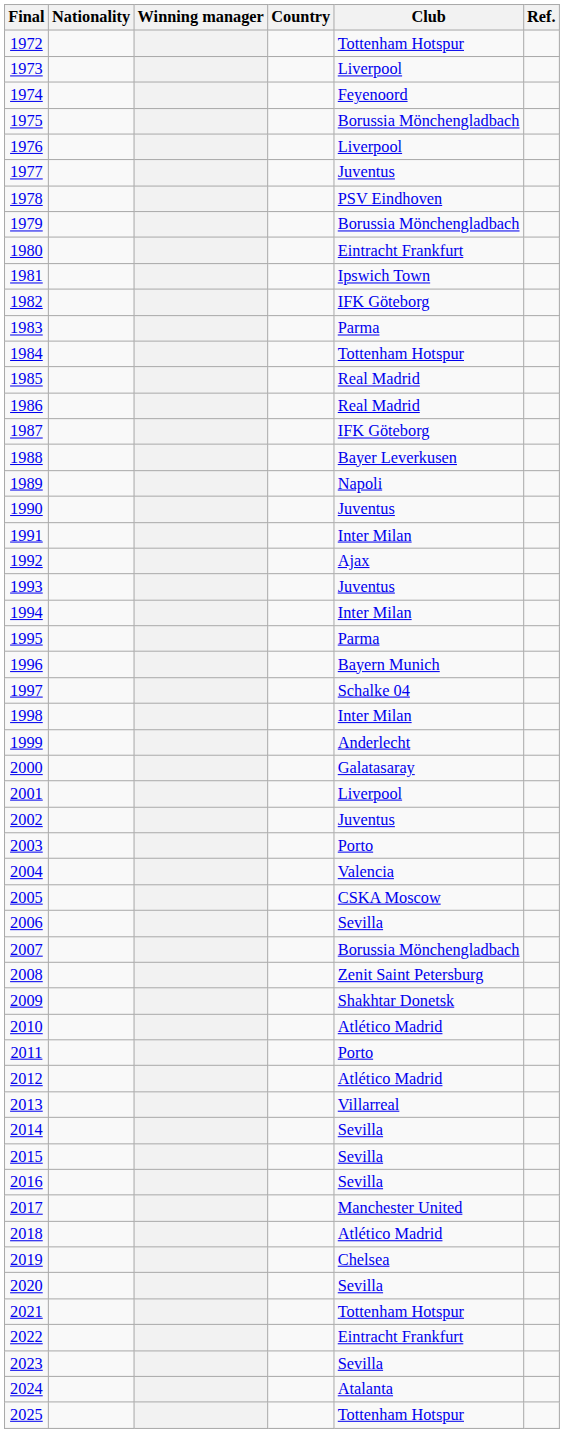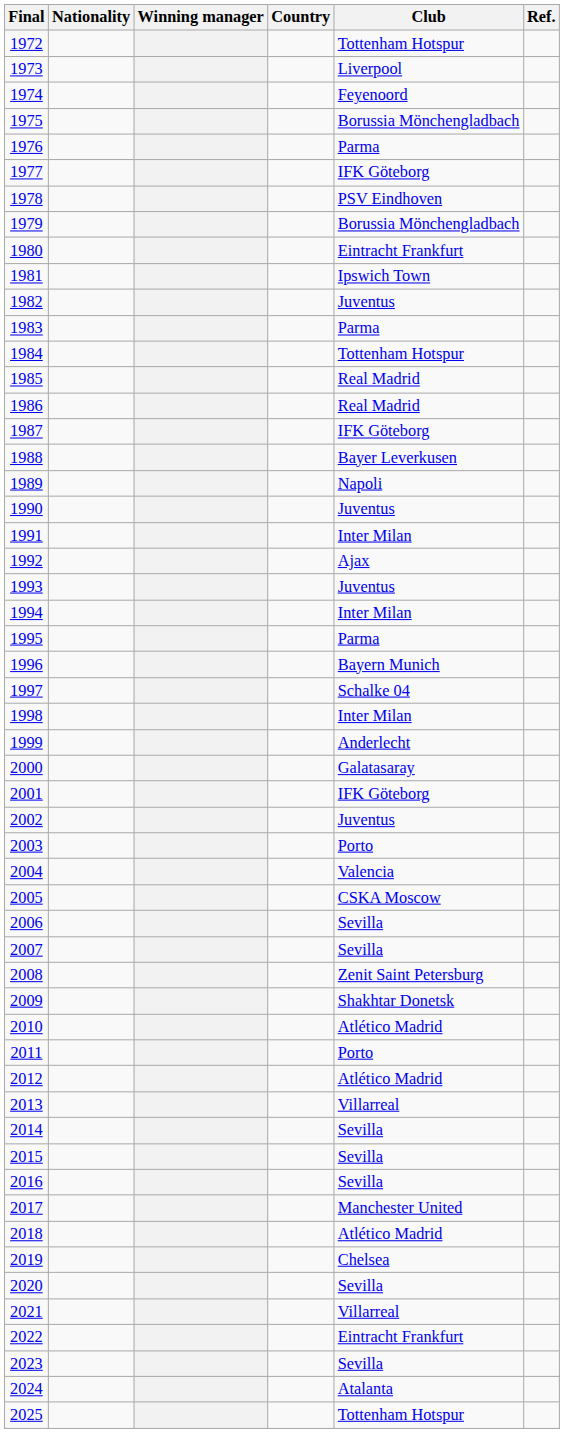(370, 146) Liverpool -> (359, 146) Parma
(366, 172) Juventus -> (384, 172) IFK Göteborg
(384, 302) IFK Göteborg -> (366, 302) Juventus
(370, 793) Liverpool -> (384, 793) IFK Göteborg
(429, 949) Borussia Mönchengladbach -> (360, 949) Sevilla
(401, 1311) Tottenham Hotspur -> (369, 1311) Villarreal
